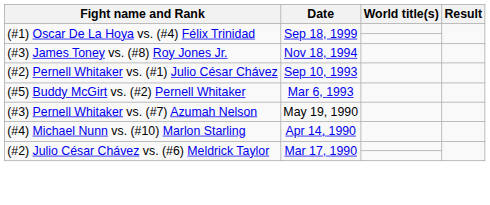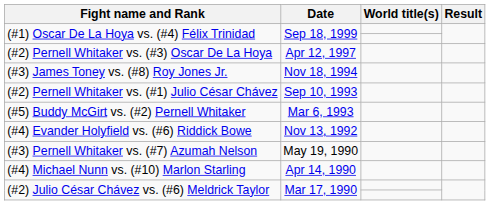+ row: (140, 53)
+ row: (129, 131)
